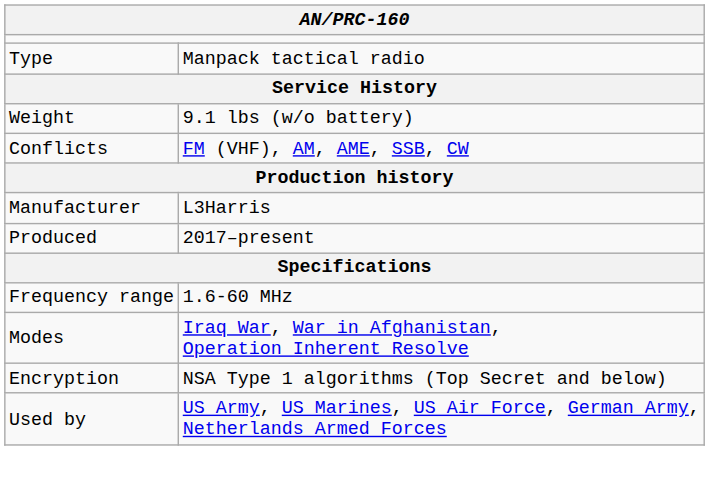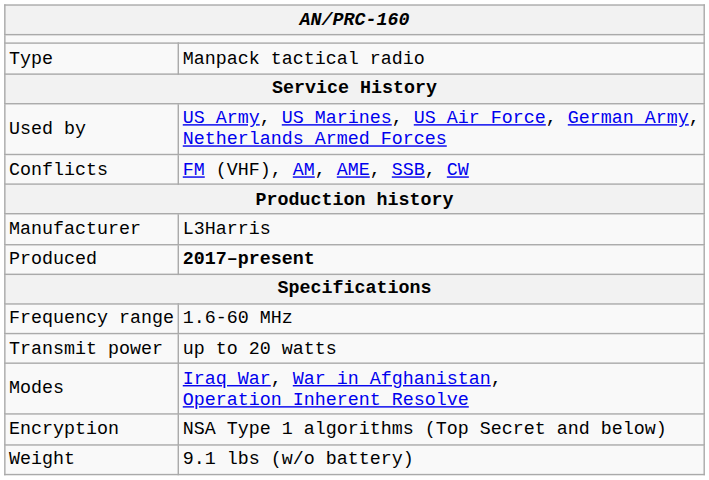rows swapped: (48, 419) <-> (42, 118)
(249, 238) normal -> (249, 259) bold
+ row: (86, 349)
